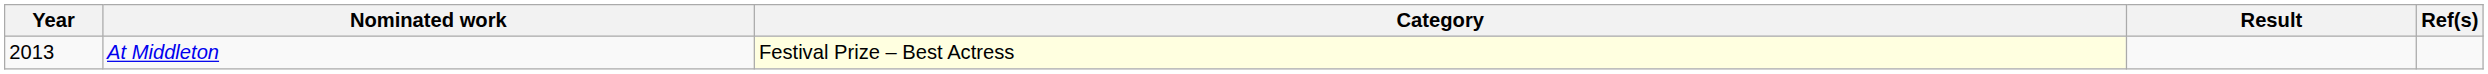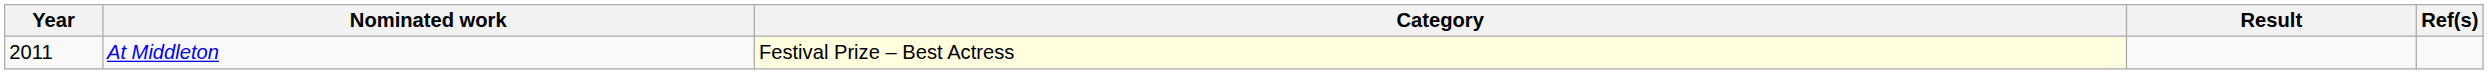(32, 52) 2013 -> (31, 52) 2011
